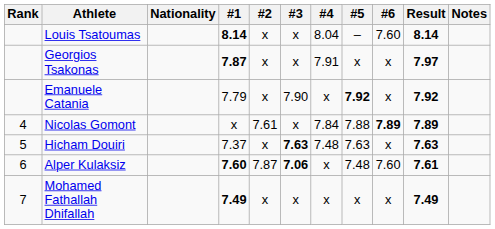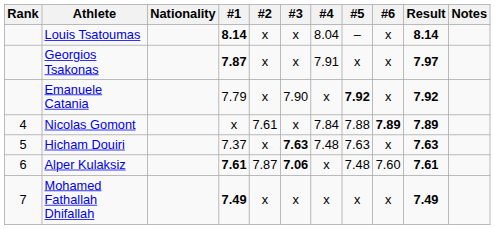(388, 34) 7.60 -> (388, 34) x
(234, 165) 7.60 -> (234, 165) 7.61
